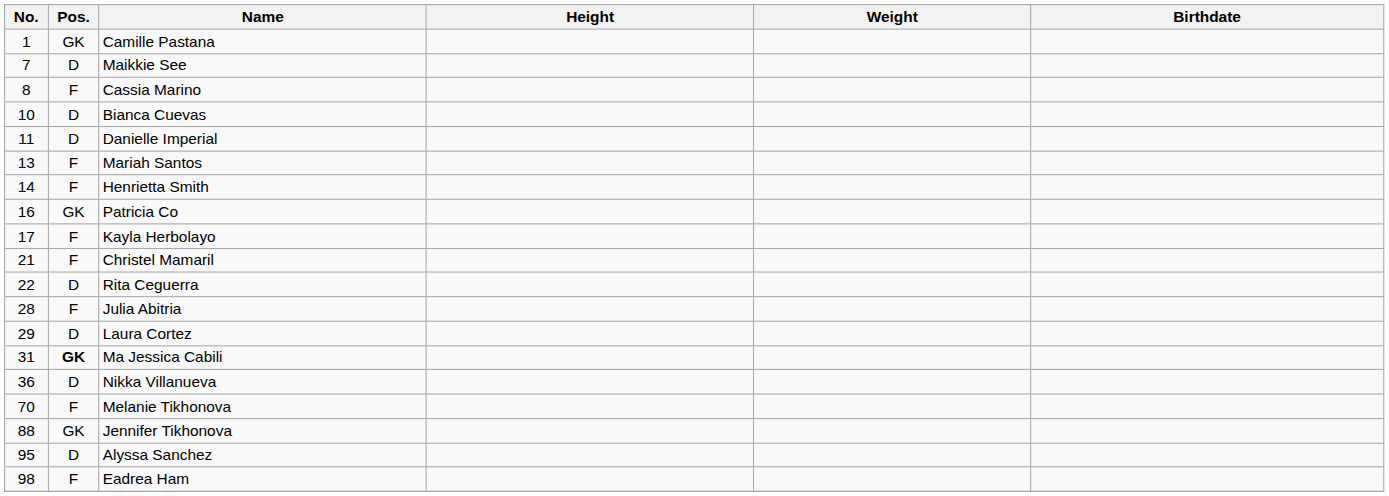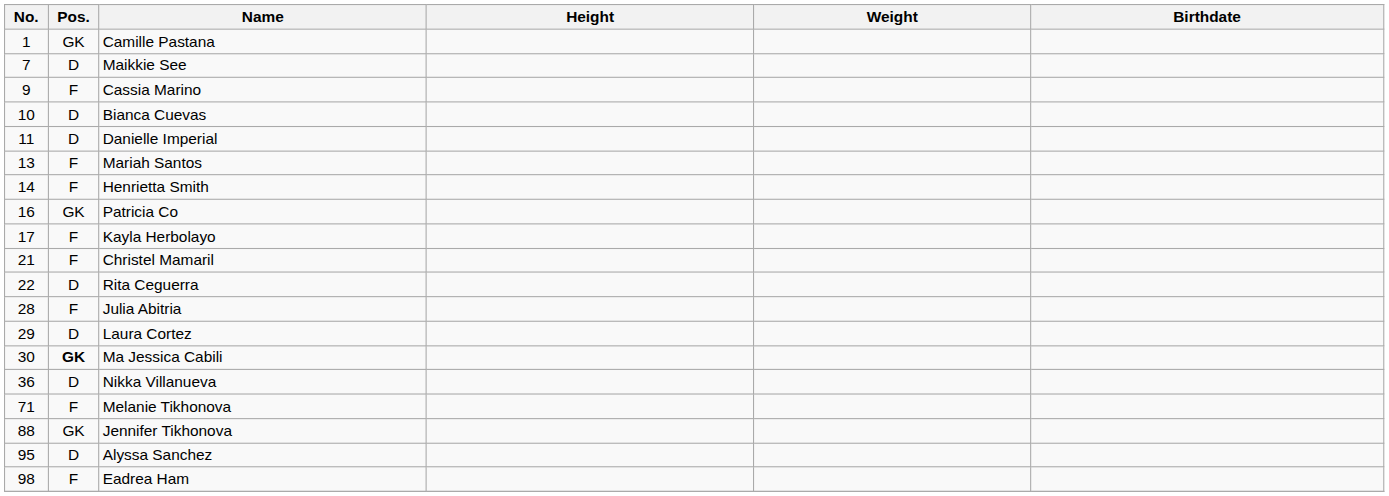(26, 90) 8 -> (26, 90) 9
(26, 358) 31 -> (26, 358) 30
(26, 407) 70 -> (26, 407) 71
